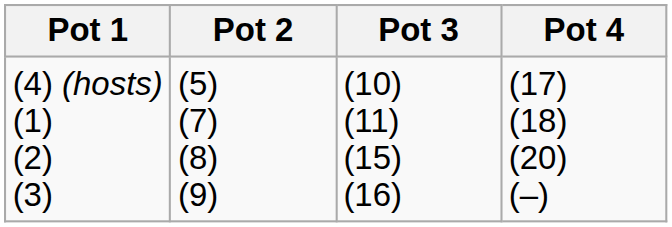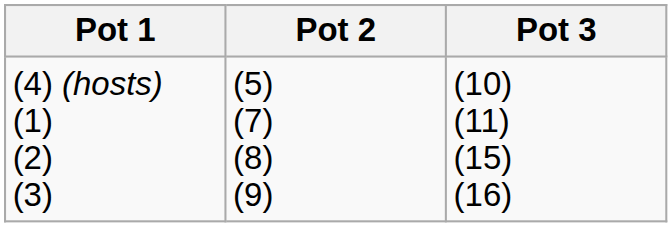- column: (584, 30)
